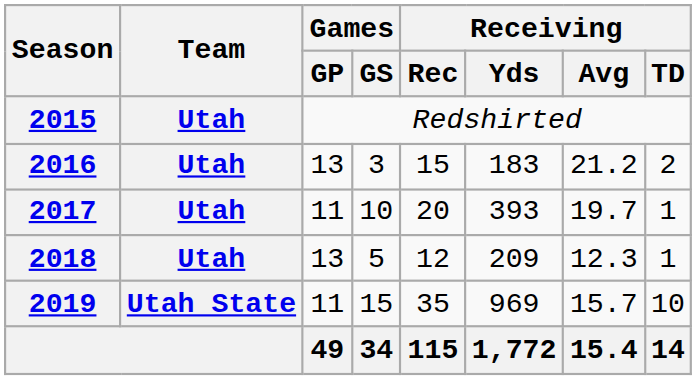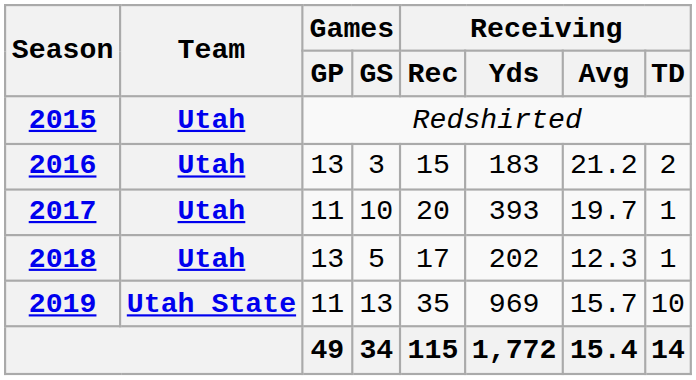(433, 258) 12 -> (433, 258) 17
(514, 258) 209 -> (514, 258) 202
(376, 304) 15 -> (376, 304) 13
